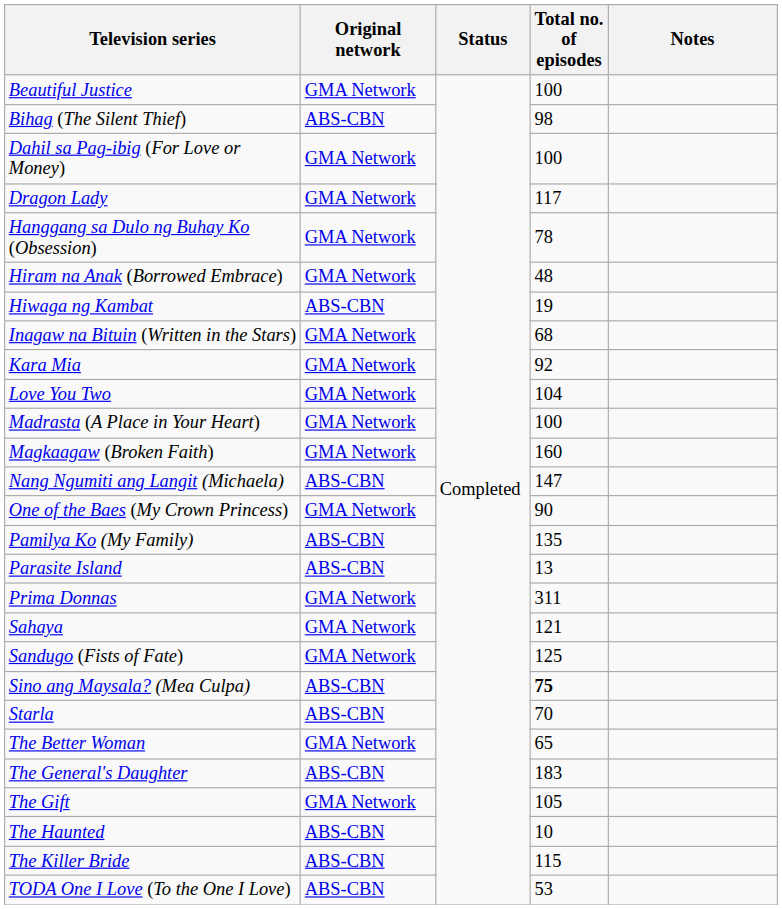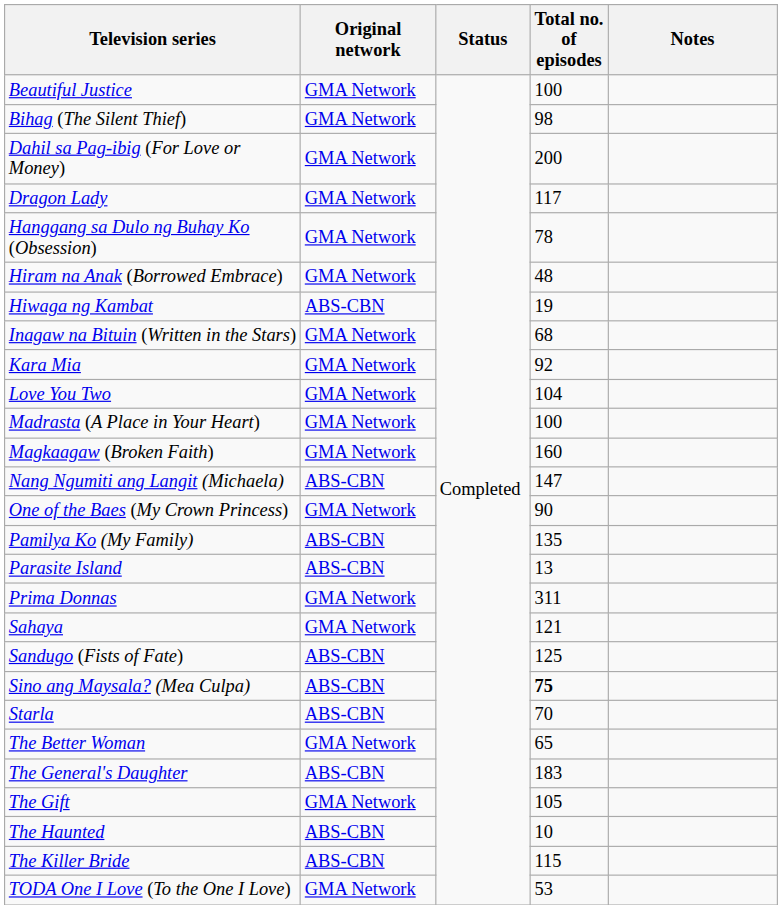(345, 118) ABS-CBN -> (360, 118) GMA Network
(548, 158) 100 -> (548, 158) 200
(360, 656) GMA Network -> (345, 656) ABS-CBN
(345, 889) ABS-CBN -> (360, 889) GMA Network
